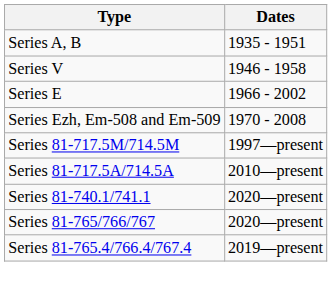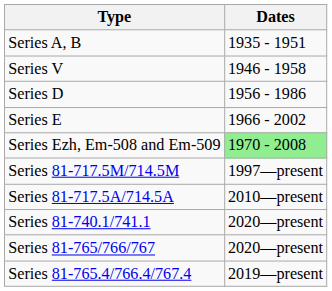+ row: (36, 94)
(267, 119) no background -> (267, 145) lightgreen background
